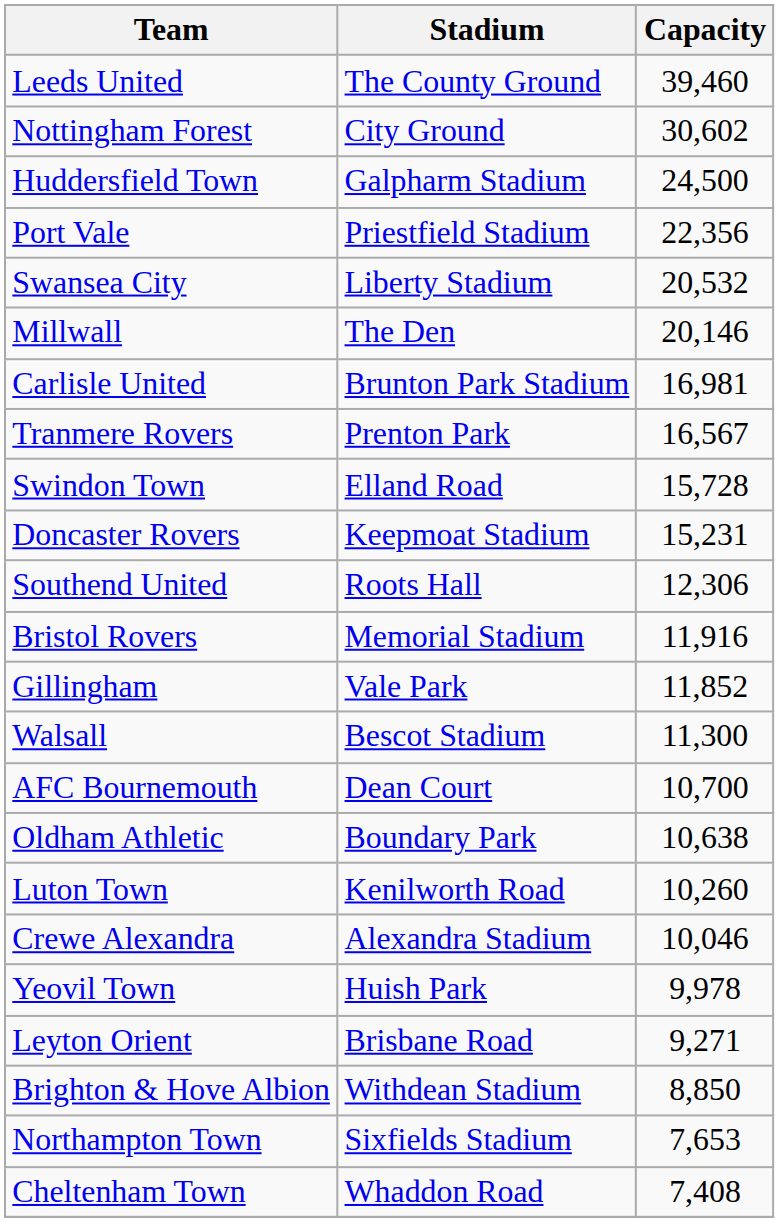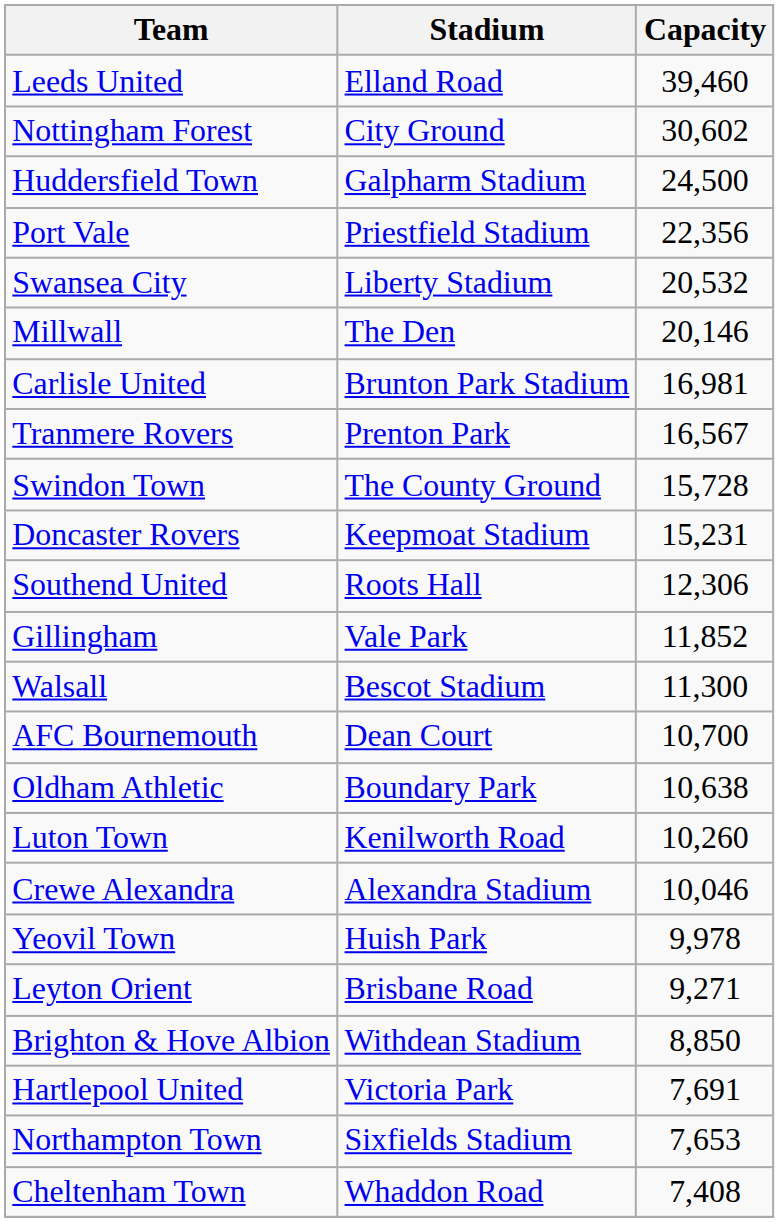(473, 80) The County Ground -> (424, 80) Elland Road
(424, 484) Elland Road -> (473, 484) The County Ground
- row: (105, 635)
+ row: (128, 1090)
